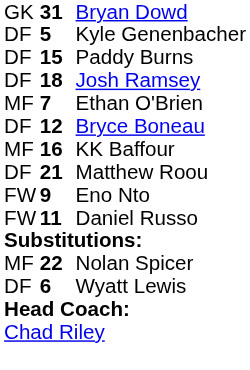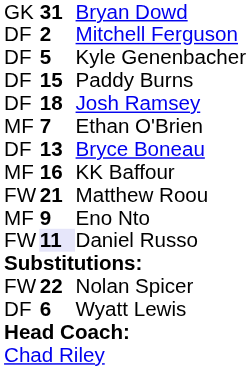+ row: (157, 34)
(51, 126) 12 -> (51, 149) 13
(18, 172) DF -> (20, 194) FW
(20, 194) FW -> (19, 217) MF
(51, 217) no background -> (51, 240) lavender background
(19, 263) MF -> (20, 286) FW
